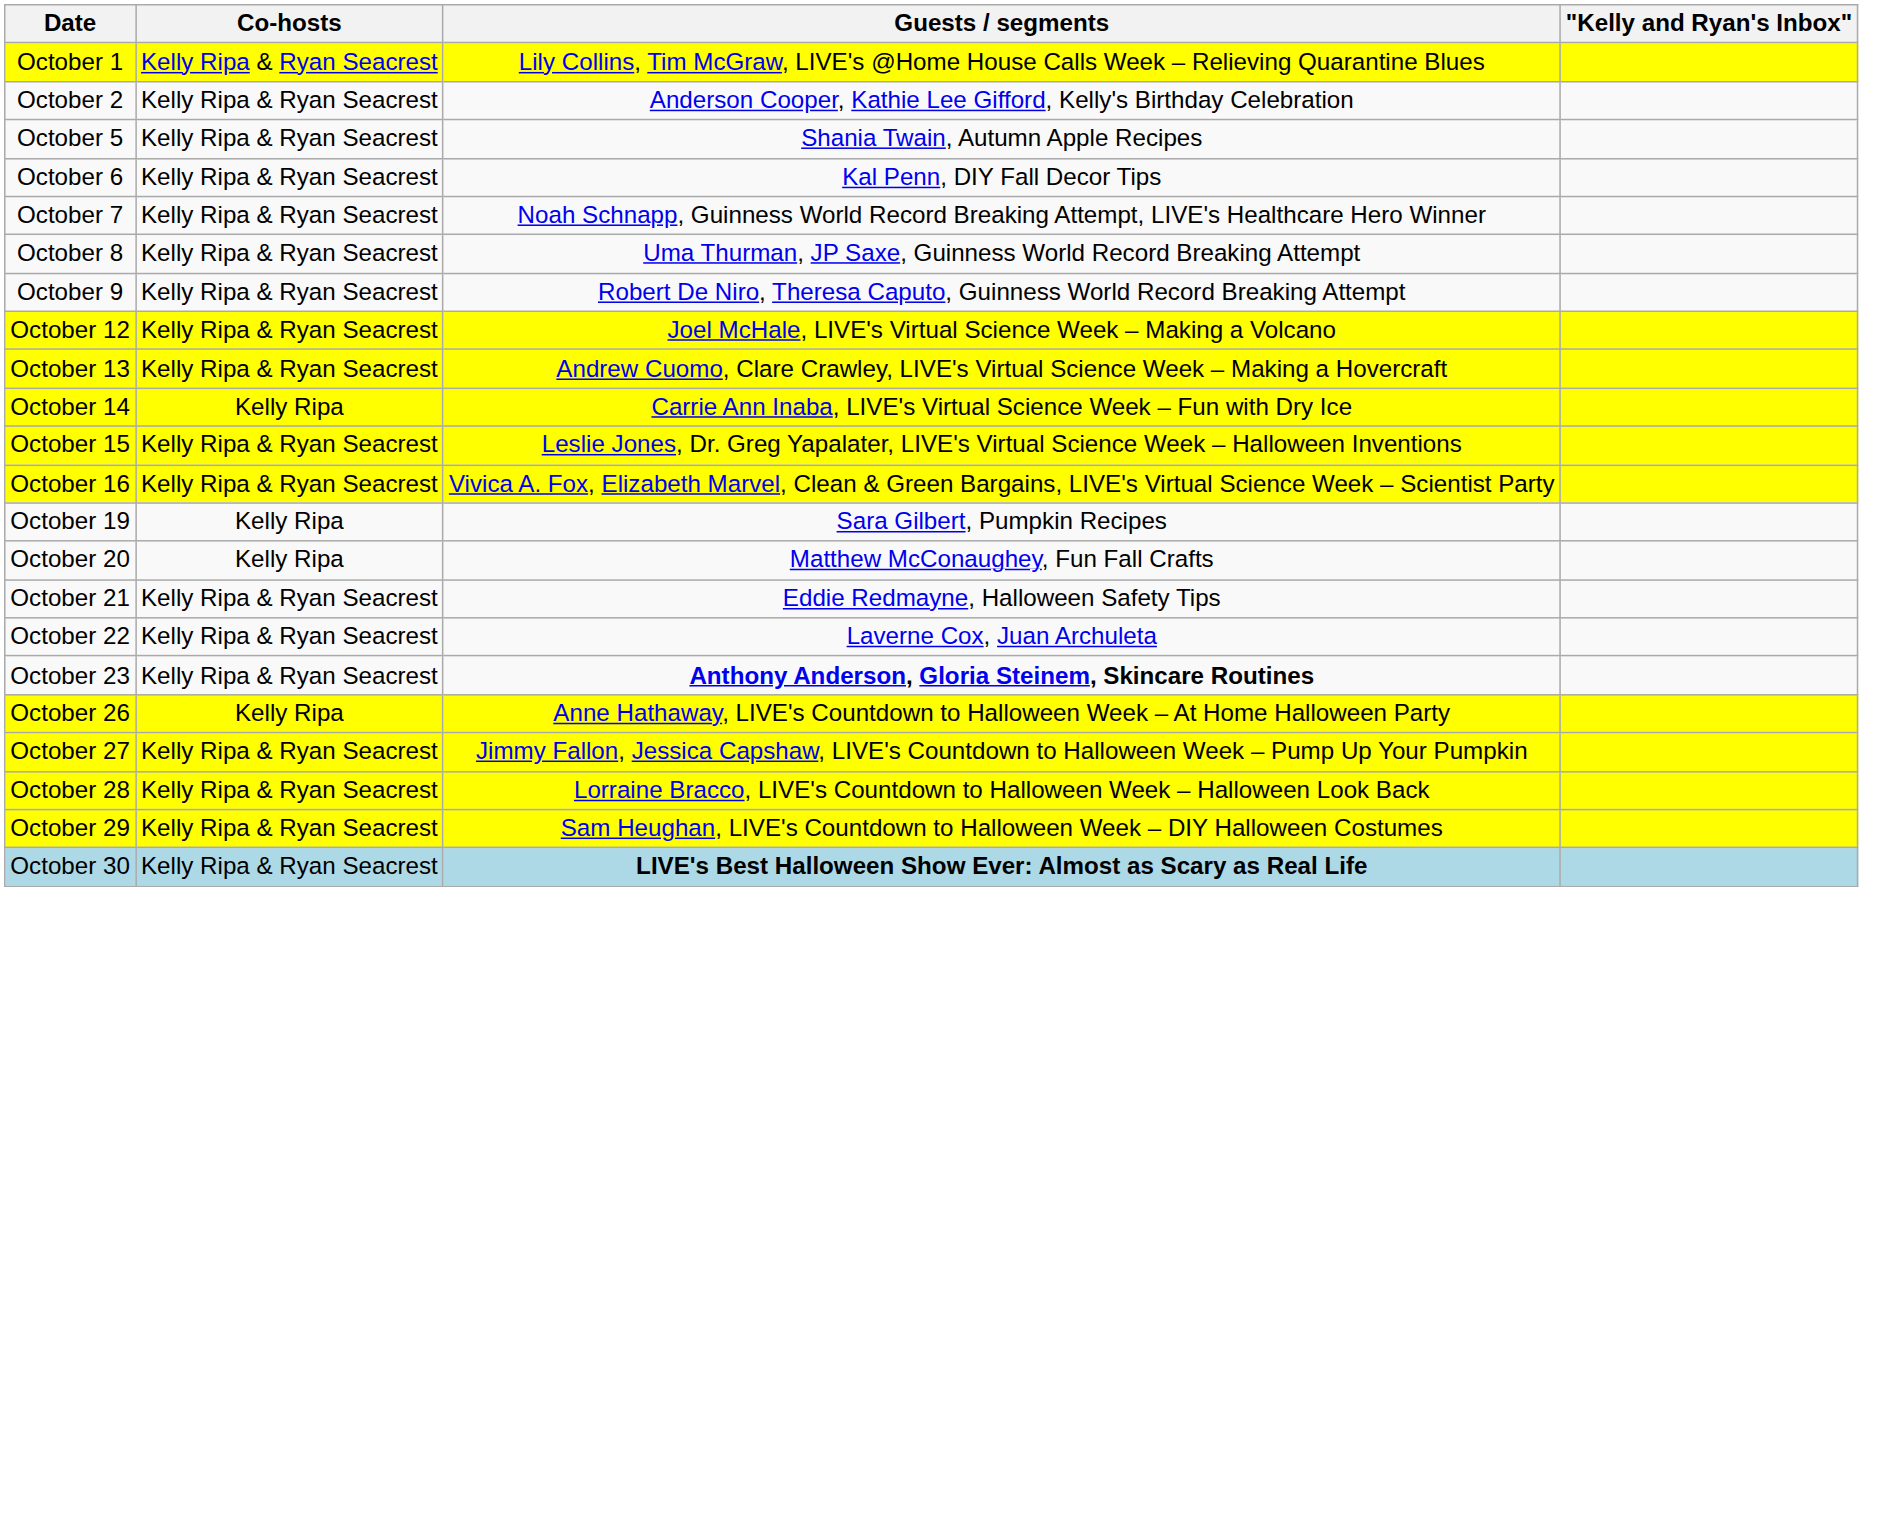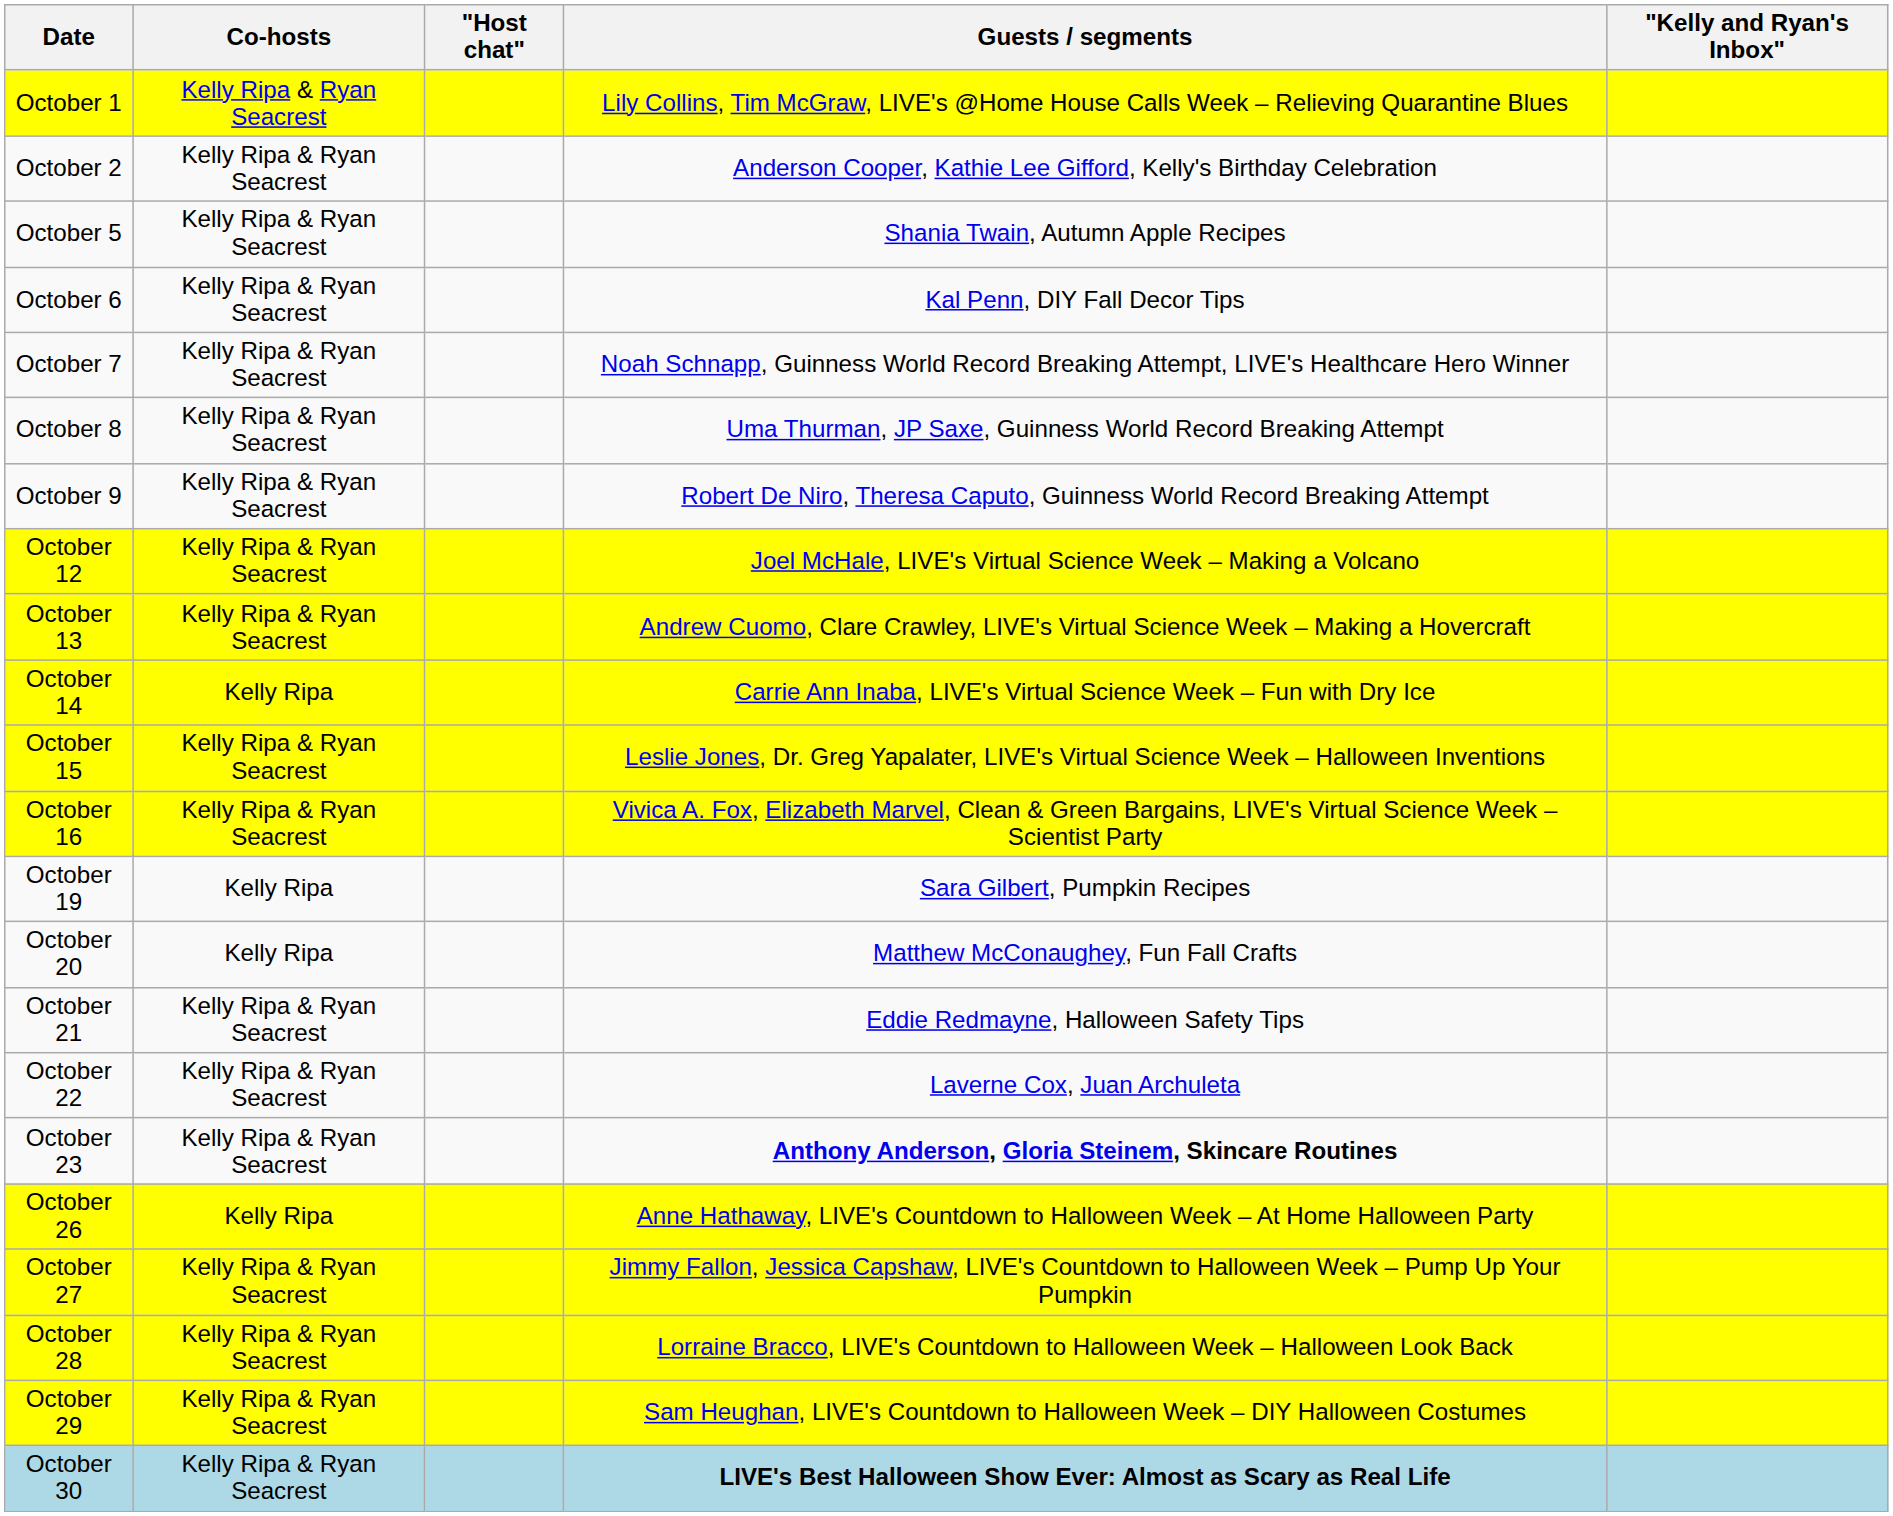+ column: (494, 37)
